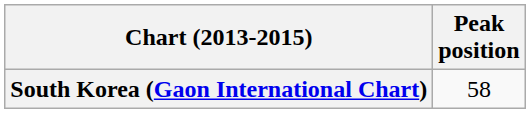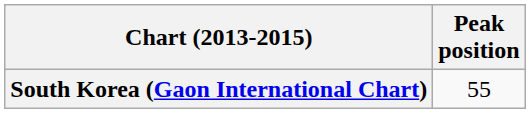(479, 88) 58 -> (479, 88) 55
